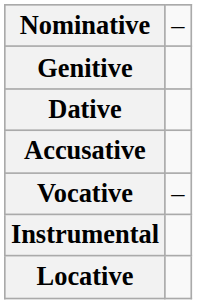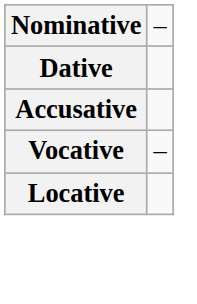- row: (85, 67)
- row: (85, 234)
